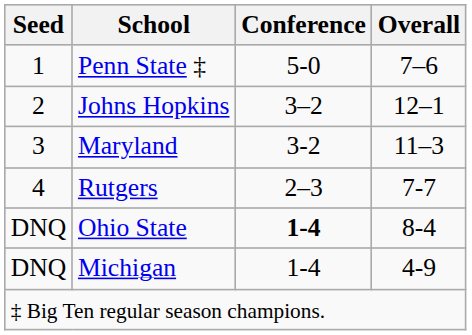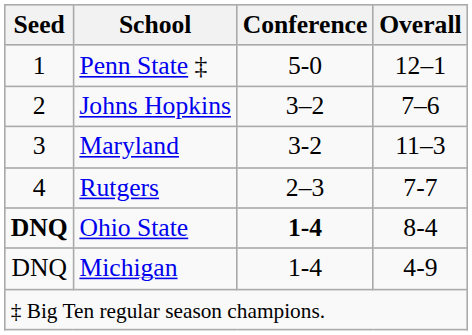(419, 65) 7–6 -> (420, 65) 12–1
(419, 106) 12–1 -> (420, 106) 7–6
(38, 227) normal -> (39, 227) bold
